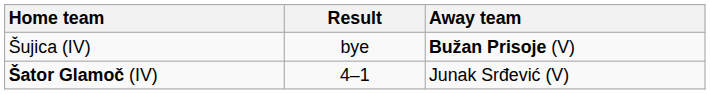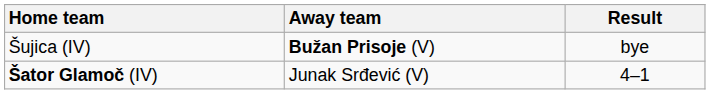columns swapped: (475, 18) <-> (355, 18)
